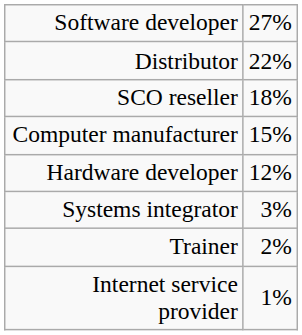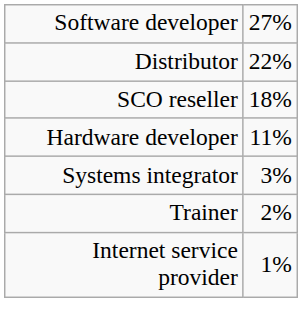- row: (125, 135)
(270, 172) 12% -> (271, 137) 11%
